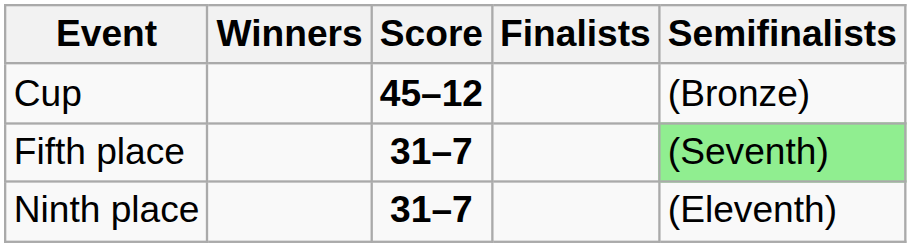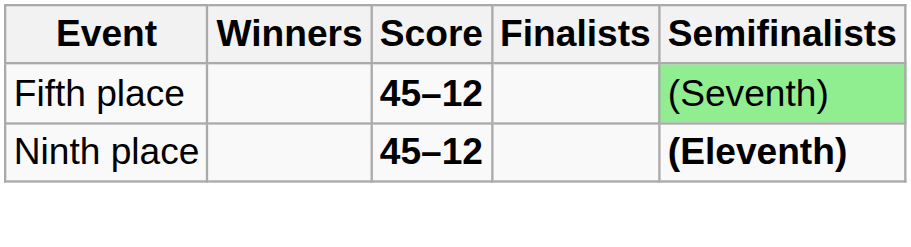- row: (48, 92)
(431, 151) 31–7 -> (431, 92) 45–12
(431, 210) 31–7 -> (431, 151) 45–12
(752, 210) normal -> (758, 151) bold
